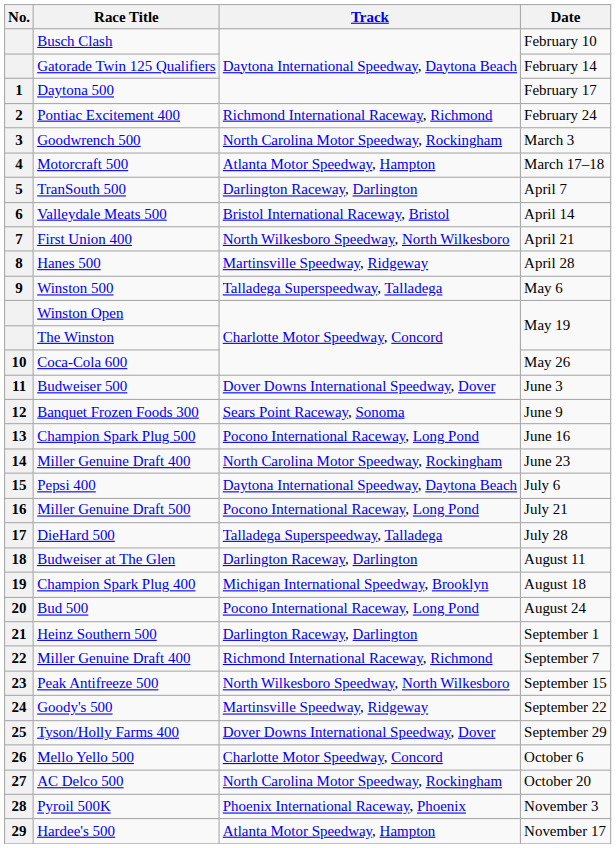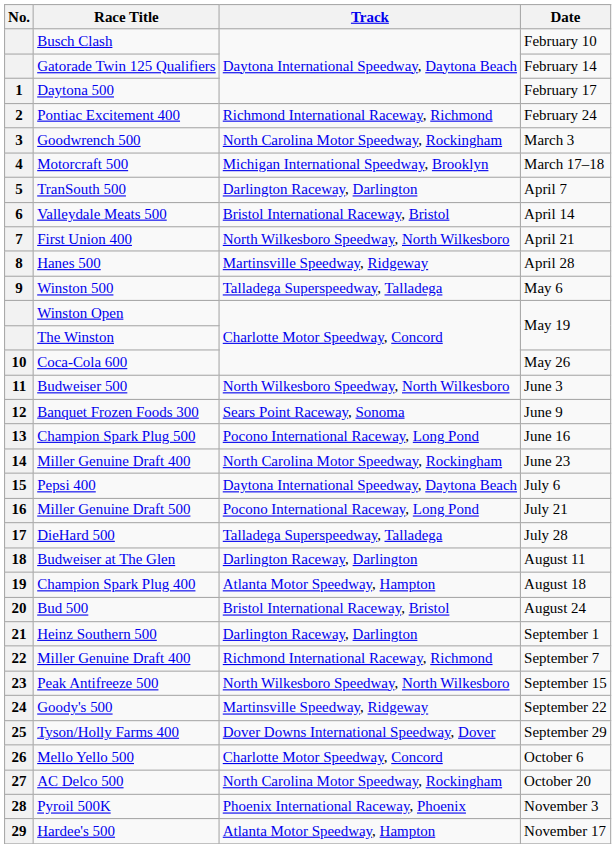(329, 164) Atlanta Motor Speedway, Hampton -> (356, 164) Michigan International Speedway, Brooklyn
(359, 386) Dover Downs International Speedway, Dover -> (366, 386) North Wilkesboro Speedway, North Wilkesboro
(356, 584) Michigan International Speedway, Brooklyn -> (329, 584) Atlanta Motor Speedway, Hampton
(351, 608) Pocono International Raceway, Long Pond -> (336, 608) Bristol International Raceway, Bristol
